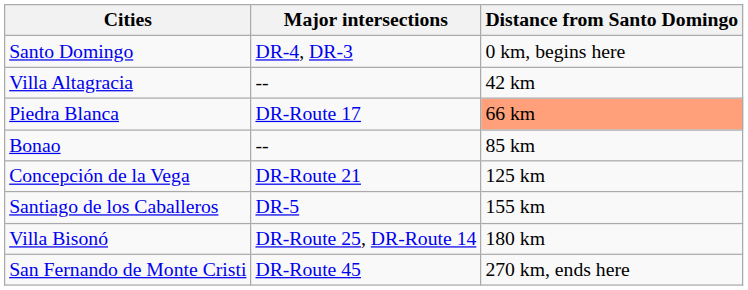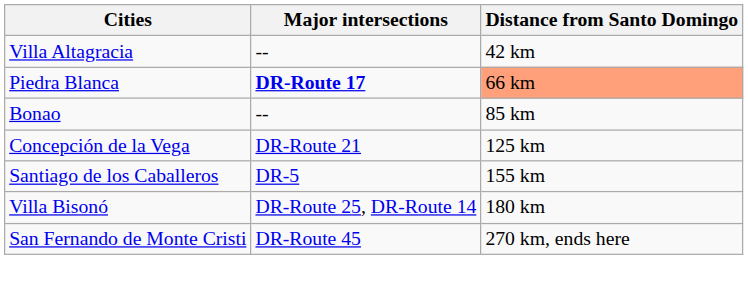- row: (71, 51)
(308, 113) normal -> (310, 82) bold
